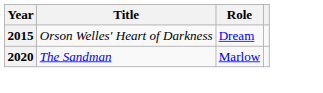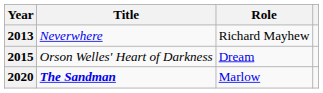+ row: (21, 35)
(76, 56) normal -> (78, 77) bold
